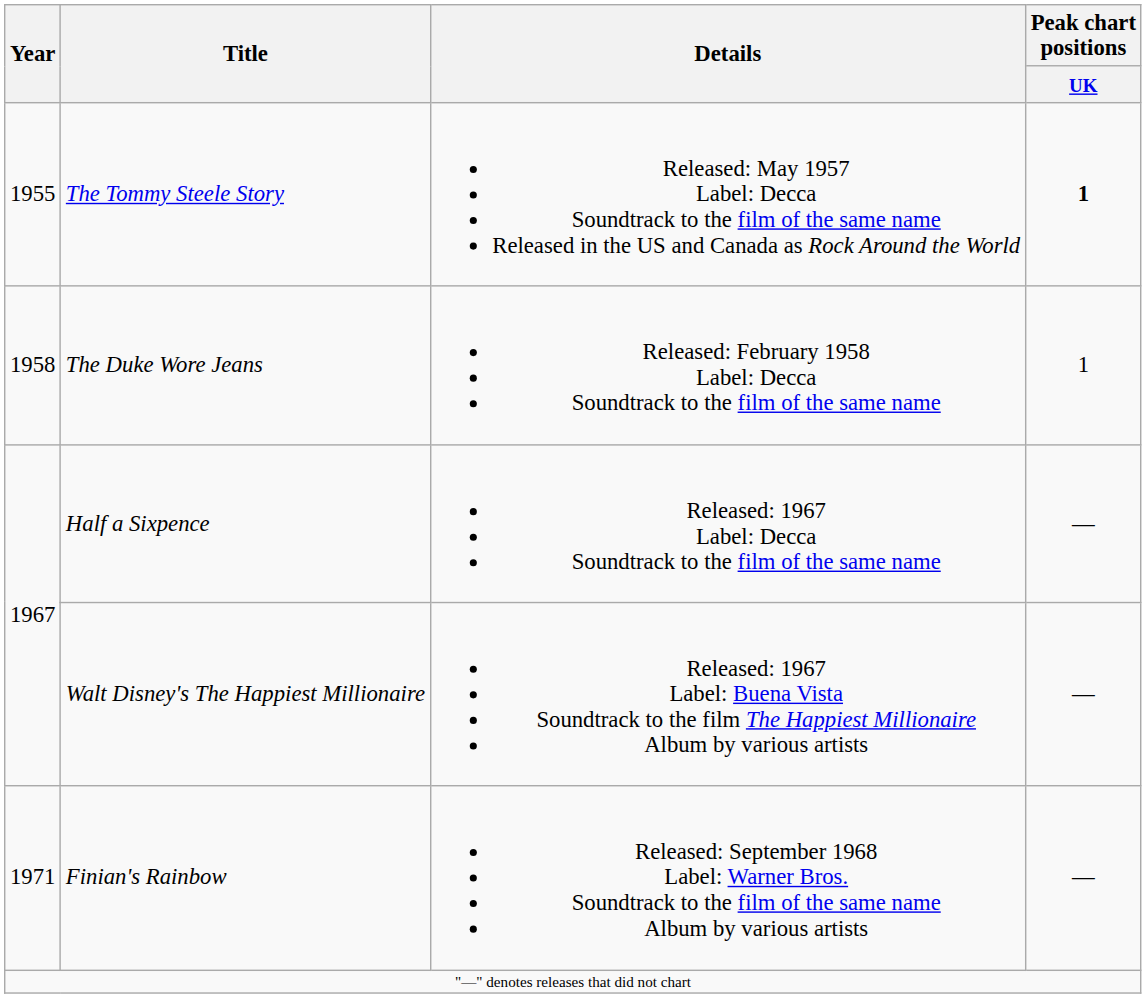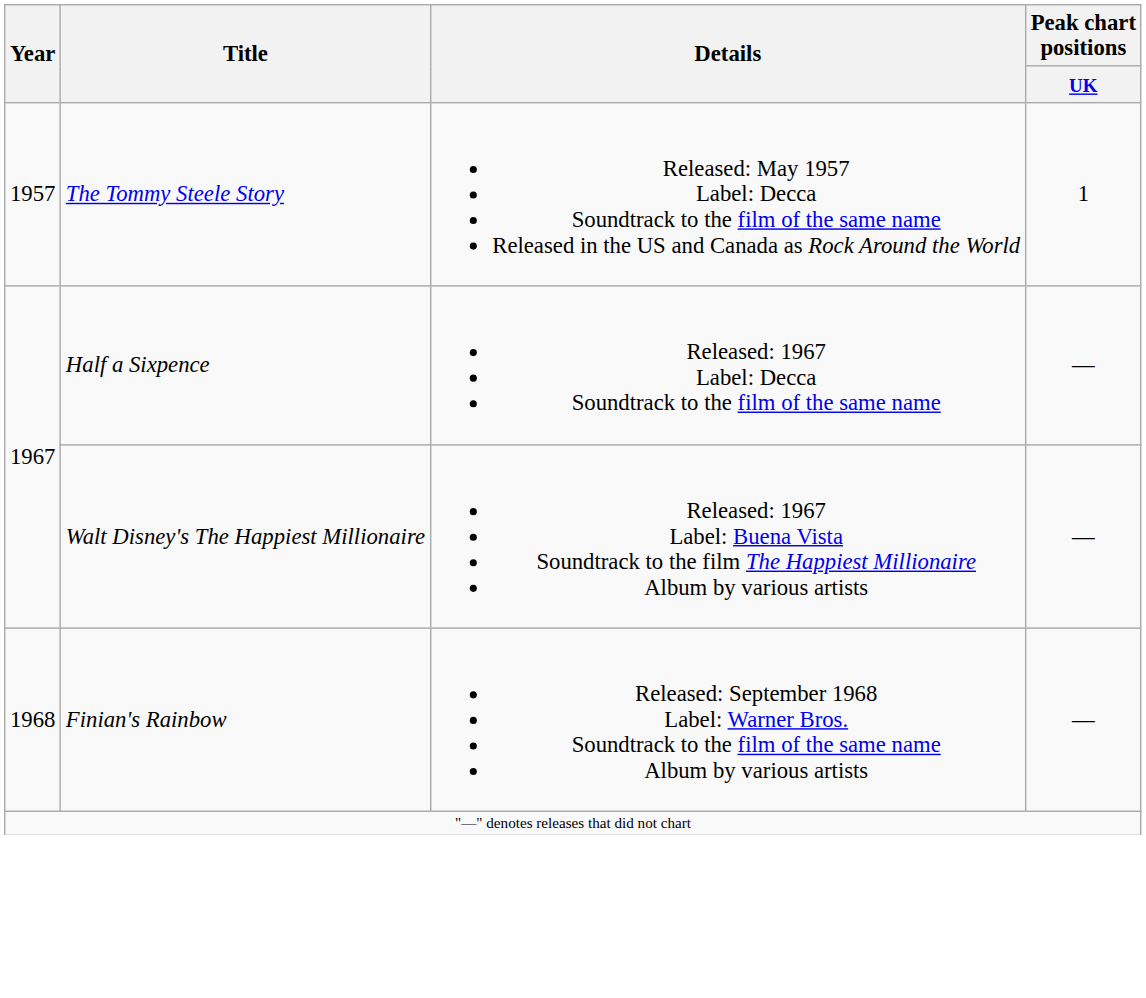(33, 193) 1955 -> (33, 193) 1957
(1083, 193) bold -> (1083, 193) normal
- row: (164, 364)
(33, 877) 1971 -> (33, 719) 1968
